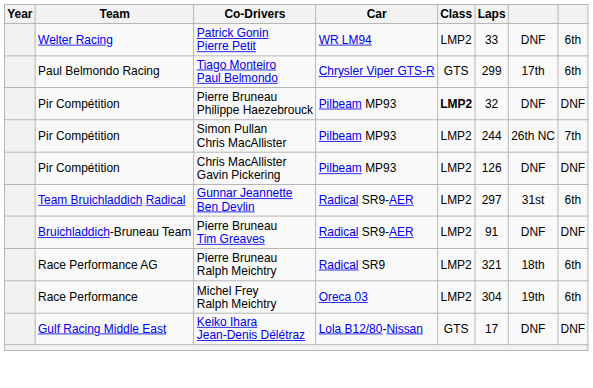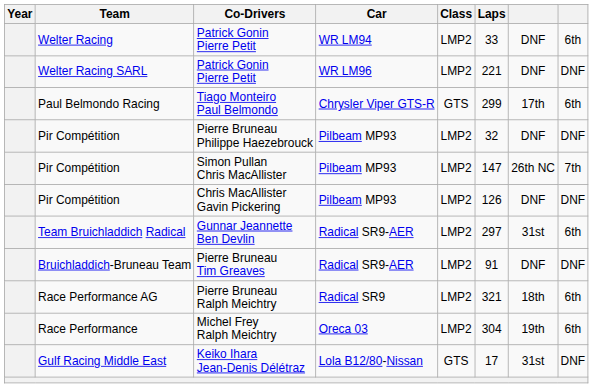+ row: (93, 72)
(456, 104) bold -> (456, 136) normal
(492, 136) 244 -> (492, 168) 147
(533, 329) DNF -> (533, 361) 31st
